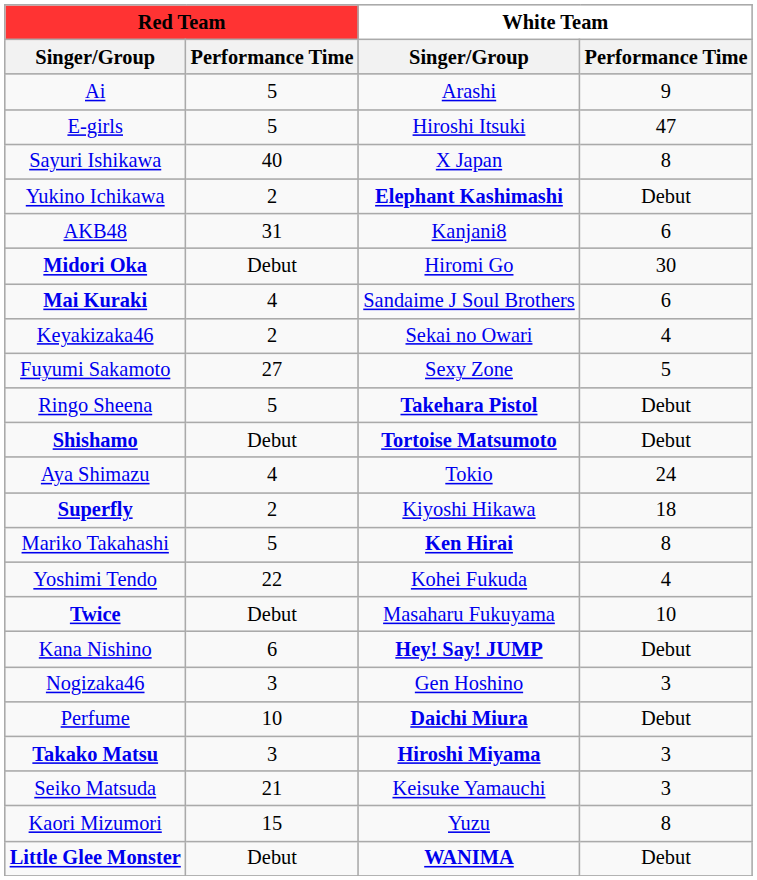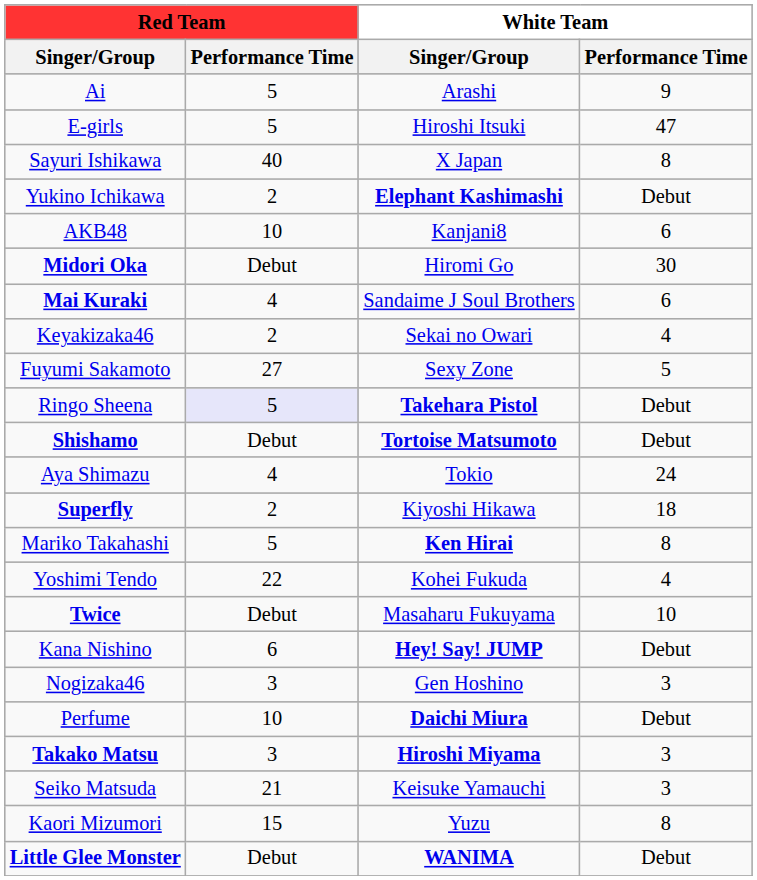(272, 230) 31 -> (272, 230) 10
(272, 405) no background -> (272, 405) lavender background
